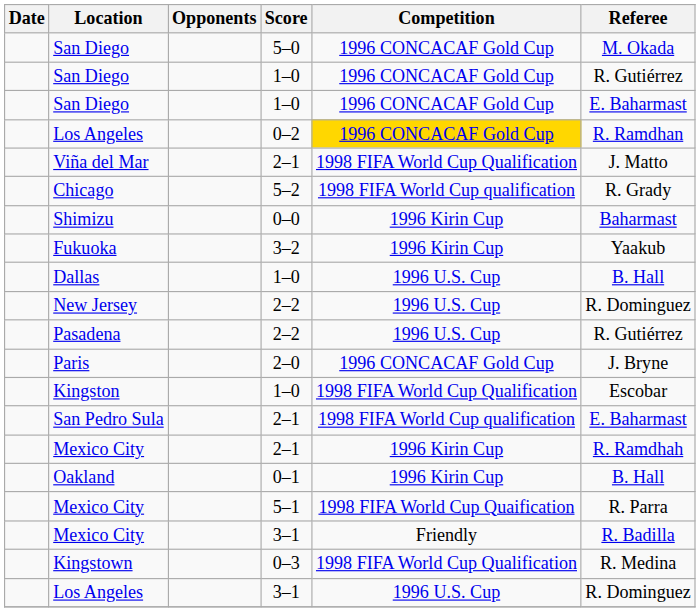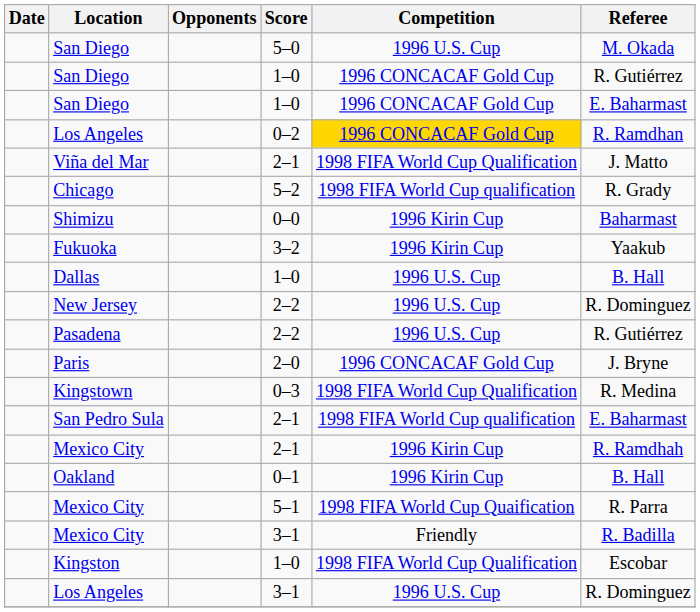(446, 47) 1996 CONCACAF Gold Cup -> (446, 47) 1996 U.S. Cup
rows swapped: (93, 563) <-> (86, 391)
